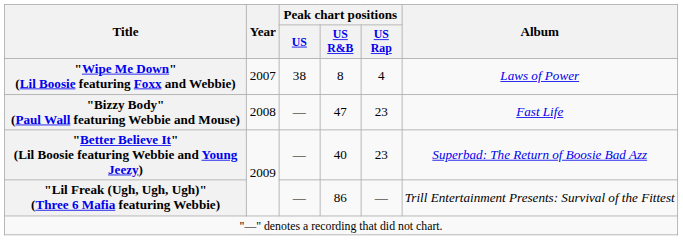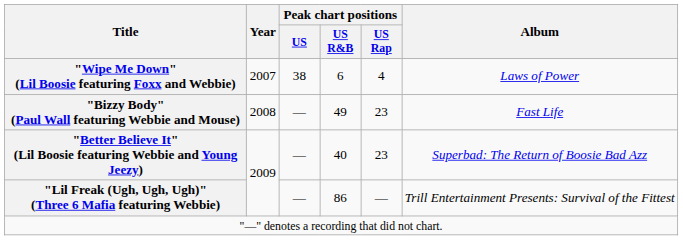(340, 76) 8 -> (340, 76) 6
(340, 112) 47 -> (340, 112) 49
